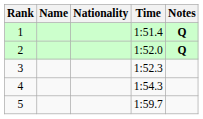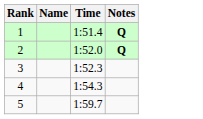- column: (101, 13)
